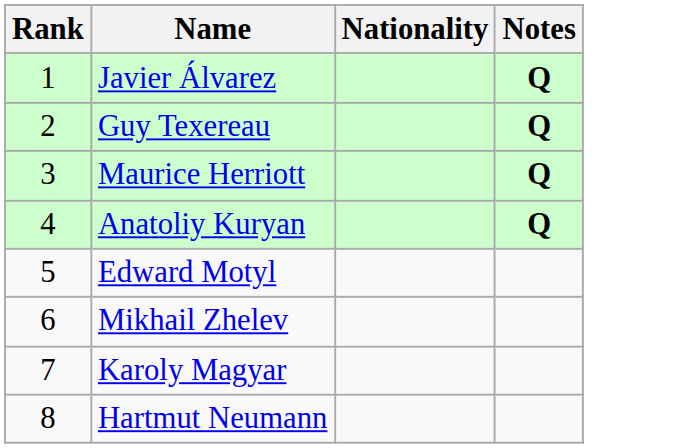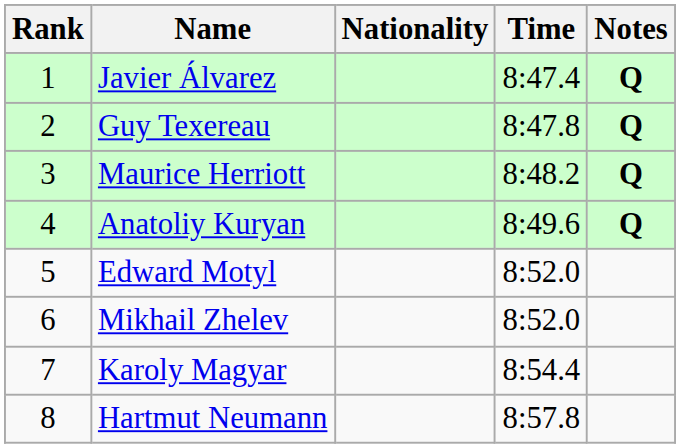+ column: (541, 28)
